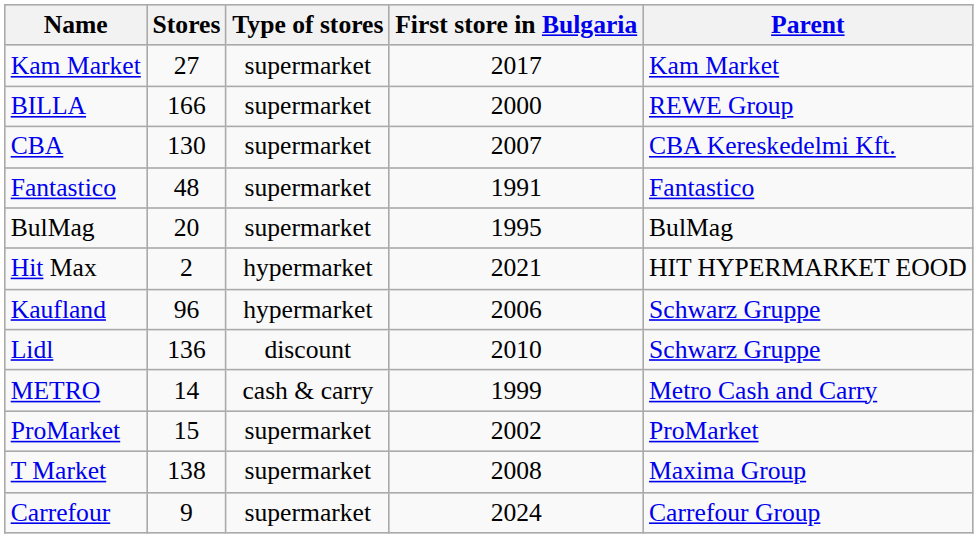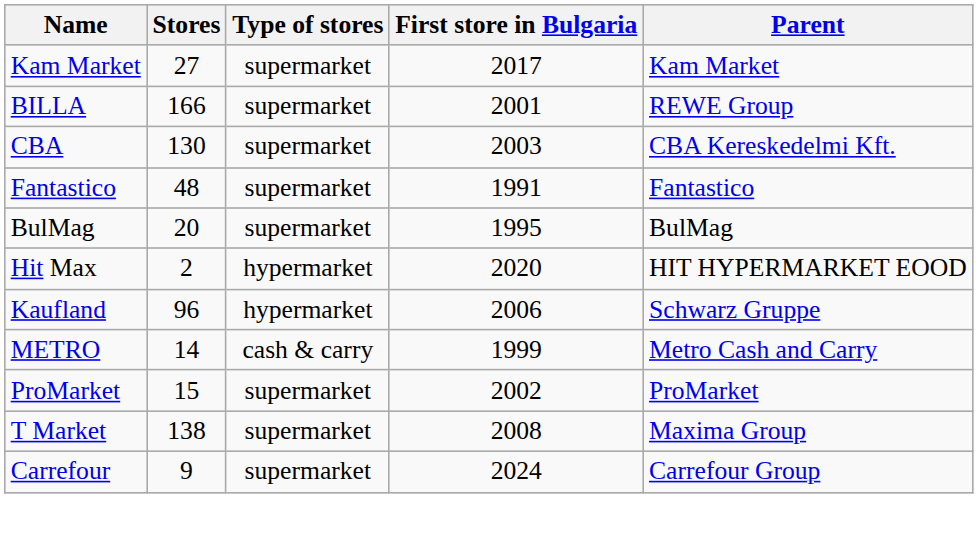(516, 106) 2000 -> (516, 106) 2001
(516, 146) 2007 -> (516, 146) 2003
(516, 268) 2021 -> (516, 268) 2020
- row: (32, 349)
